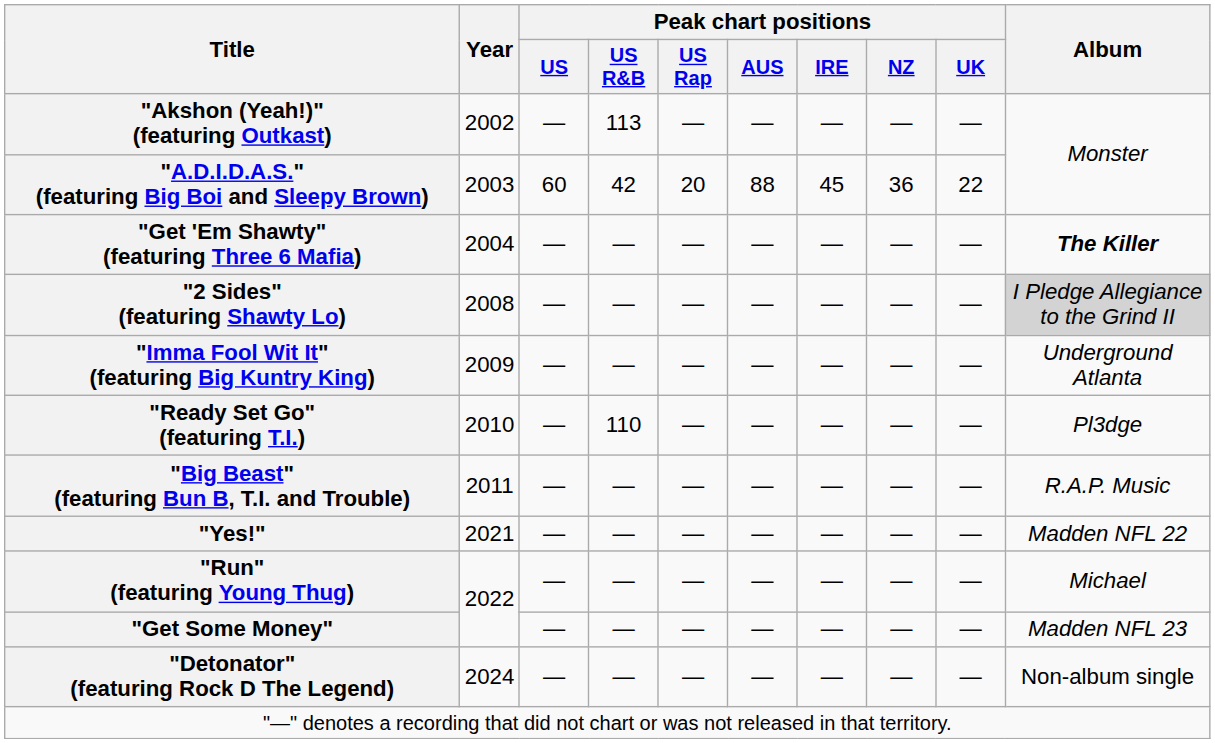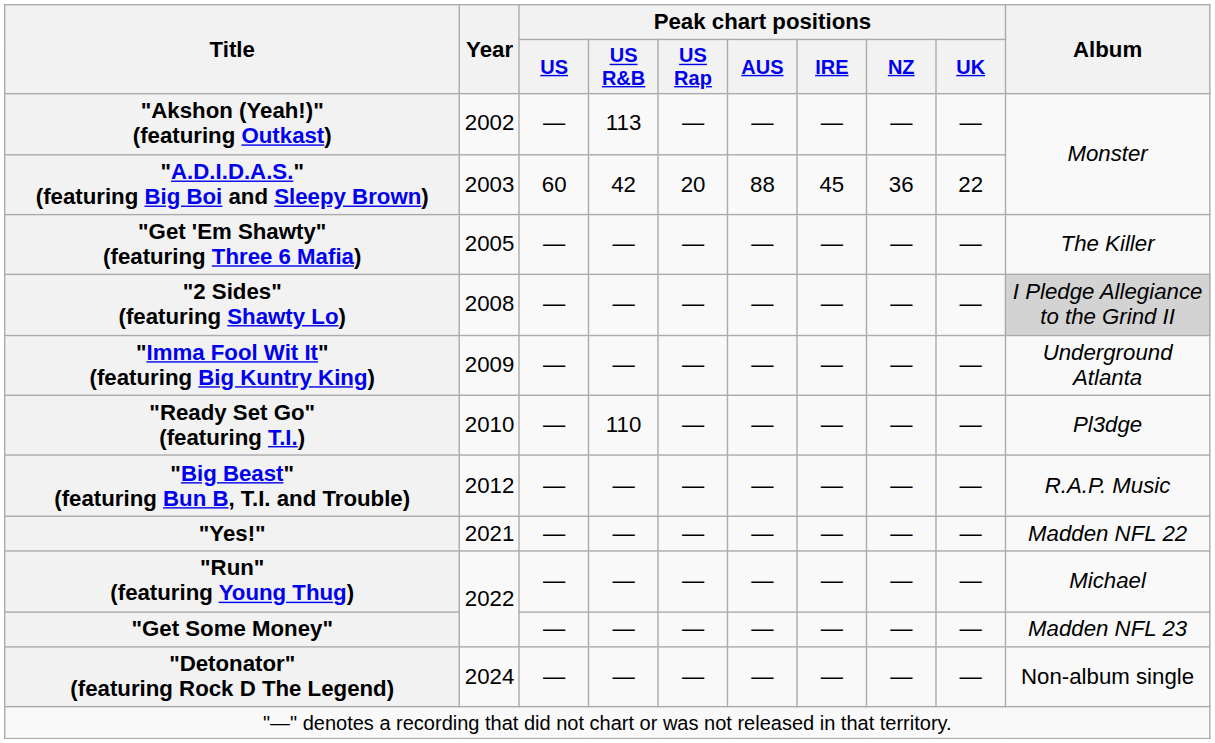(490, 244) 2004 -> (490, 244) 2005
(1108, 244) bold -> (1108, 244) normal
(490, 485) 2011 -> (490, 485) 2012
